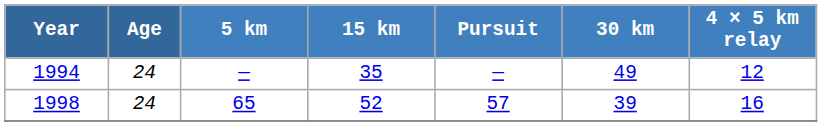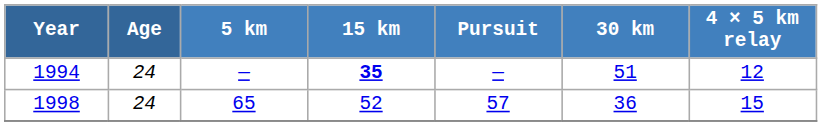(371, 74) normal -> (371, 74) bold
(625, 74) 49 -> (625, 74) 51
(625, 105) 39 -> (625, 105) 36
(752, 105) 16 -> (752, 105) 15
